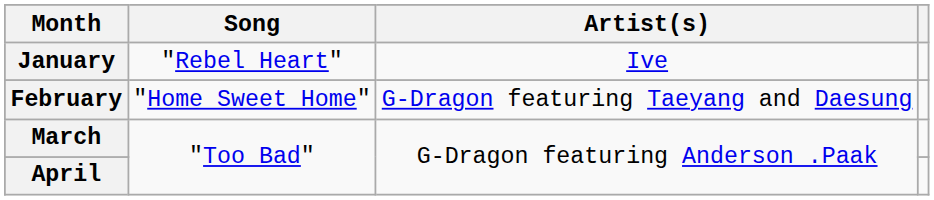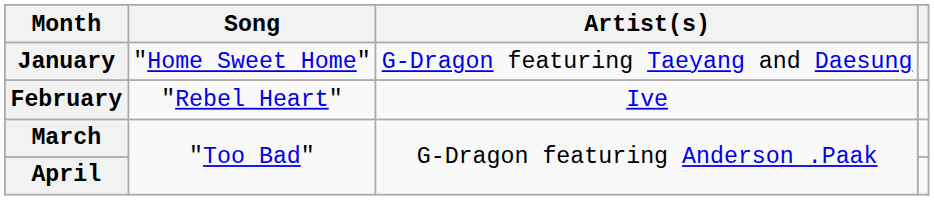(252, 62) "Rebel Heart" -> (252, 62) "Home Sweet Home"
(647, 62) Ive -> (647, 62) G-Dragon featuring Taeyang and Daesung
(252, 100) "Home Sweet Home" -> (252, 100) "Rebel Heart"
(647, 100) G-Dragon featuring Taeyang and Daesung -> (647, 100) Ive
